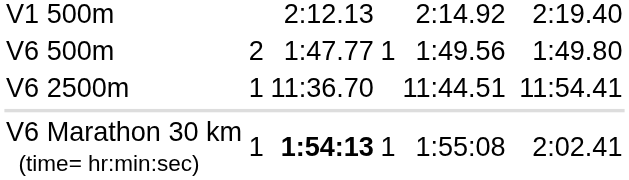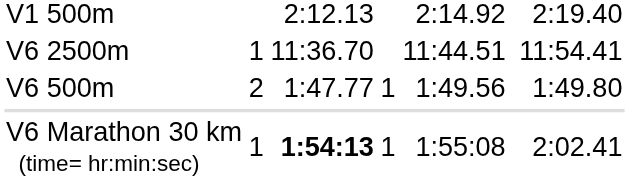rows swapped: (60, 51) <-> (68, 88)
